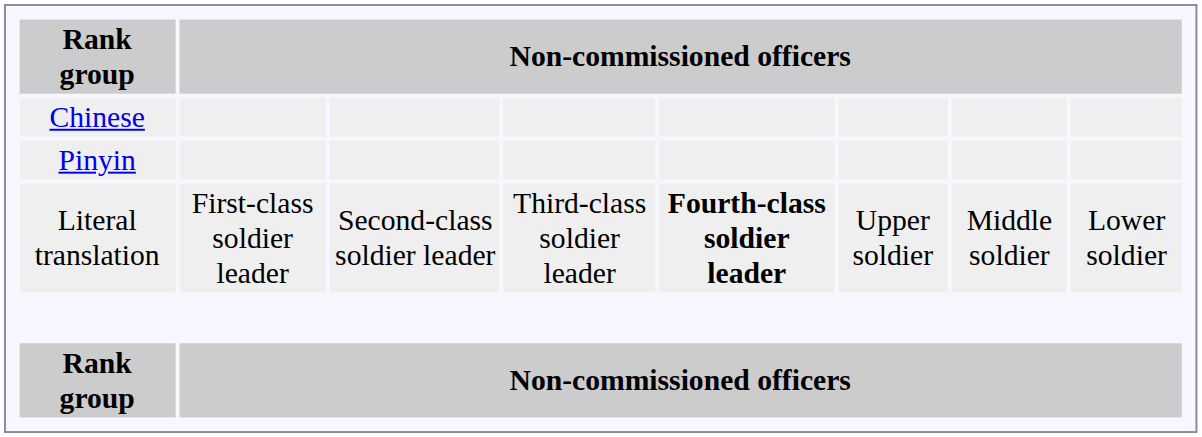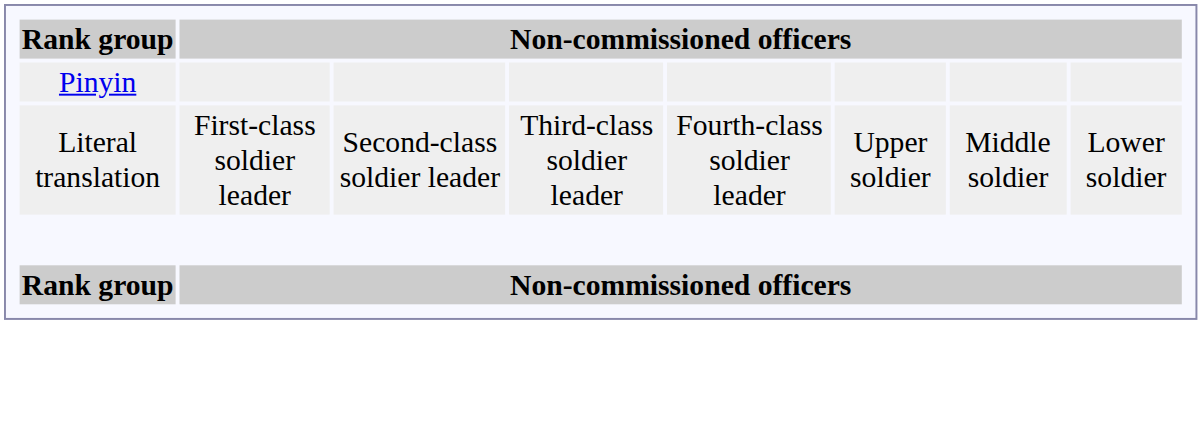- row: (97, 116)
(747, 237) bold -> (750, 159) normal
